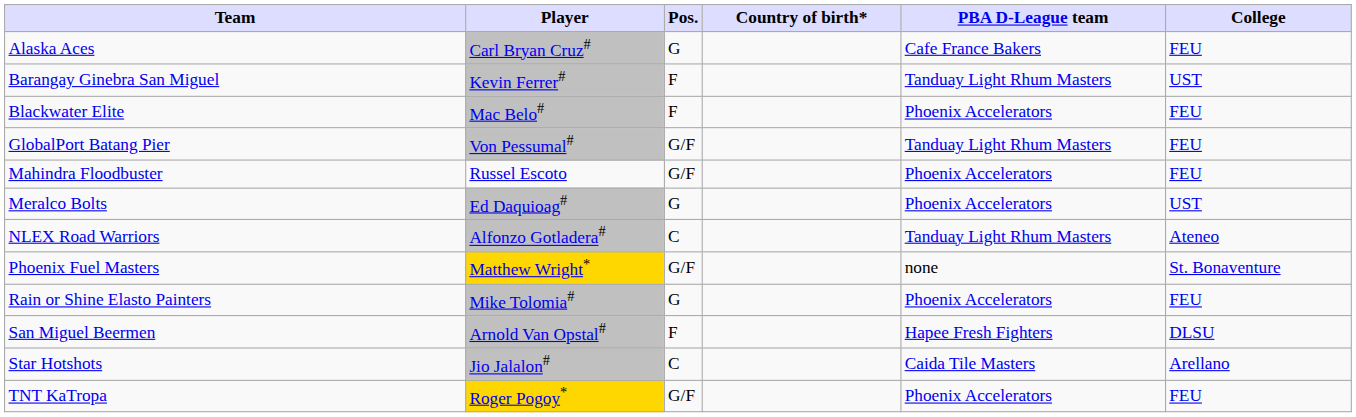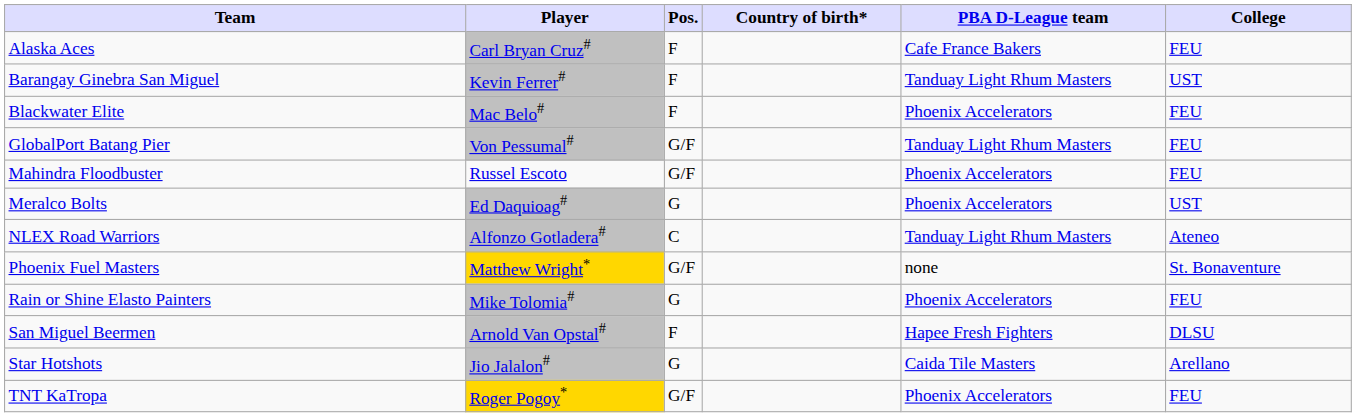(674, 47) G -> (673, 47) F
(674, 364) C -> (674, 364) G
